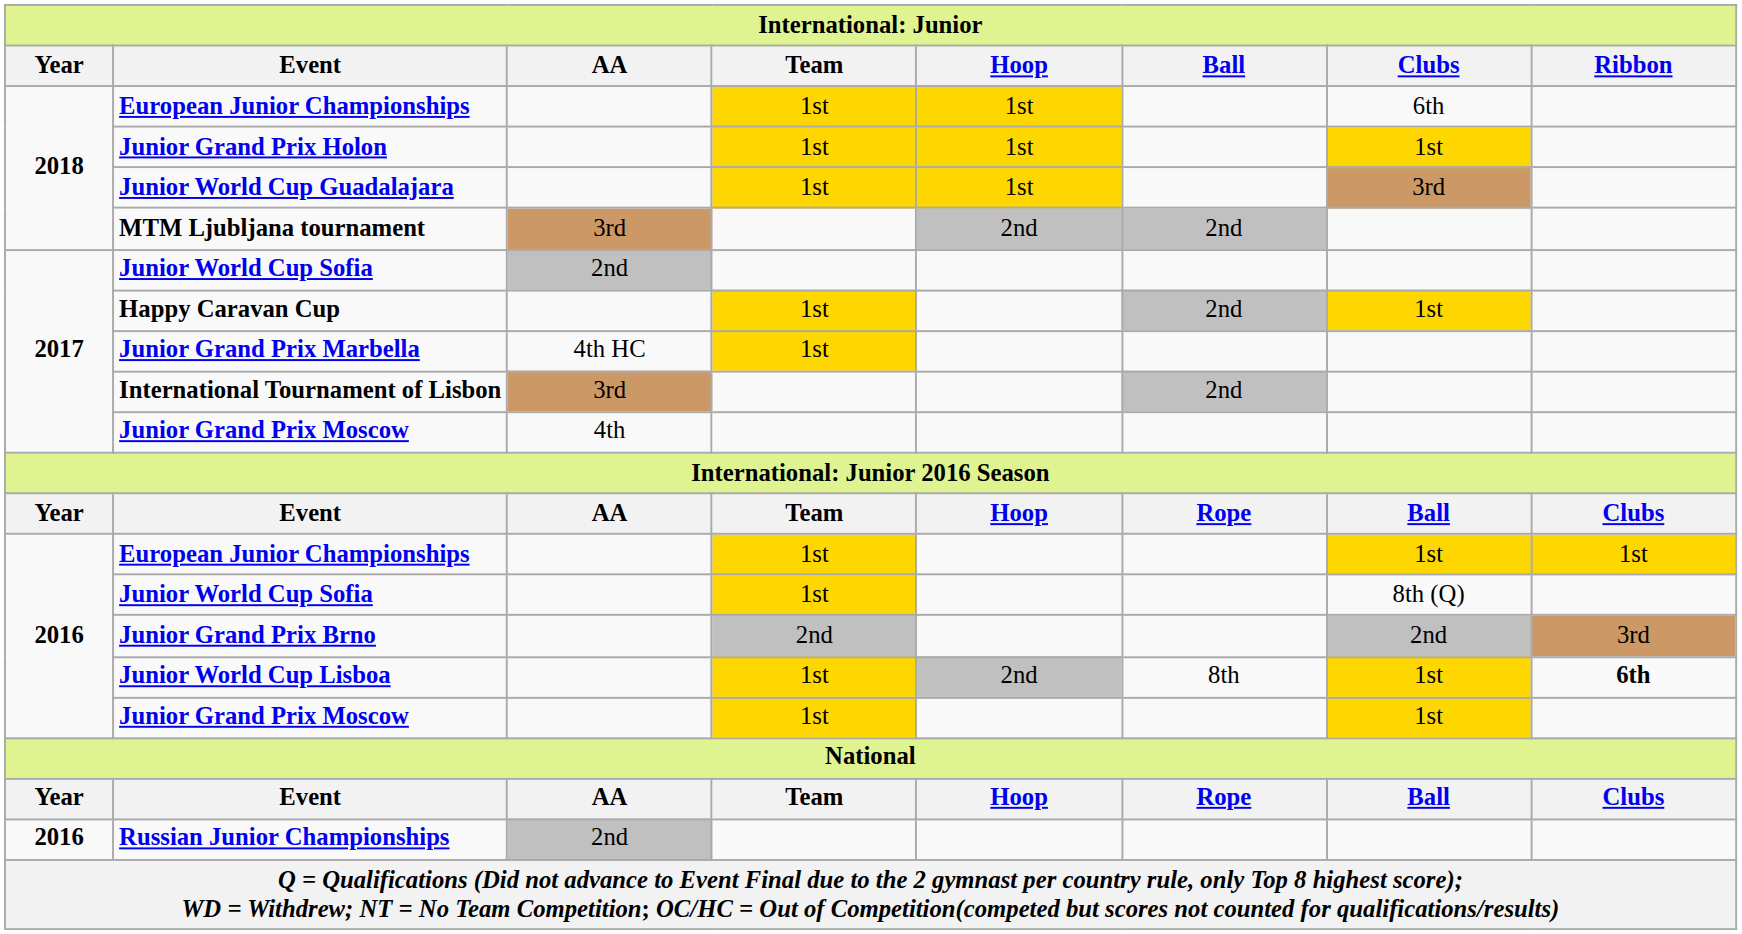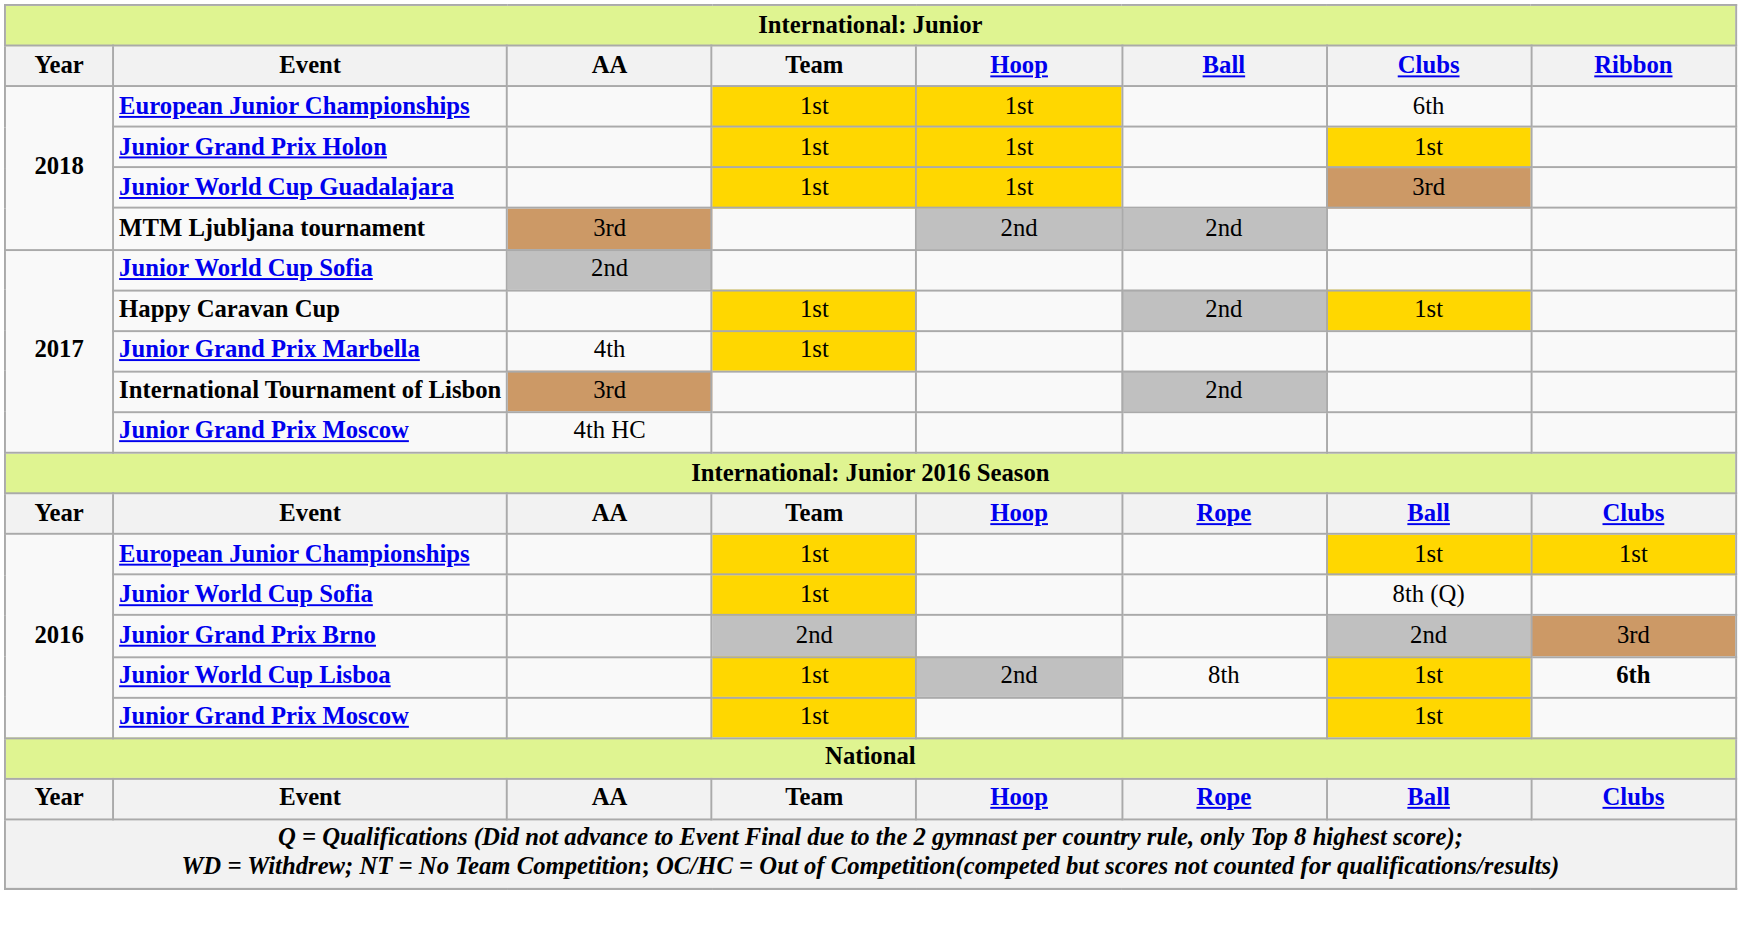(610, 350) 4th HC -> (610, 350) 4th
(610, 431) 4th -> (610, 431) 4th HC
- row: (59, 838)
